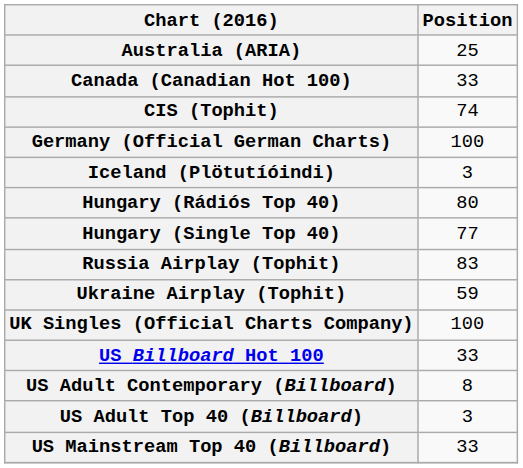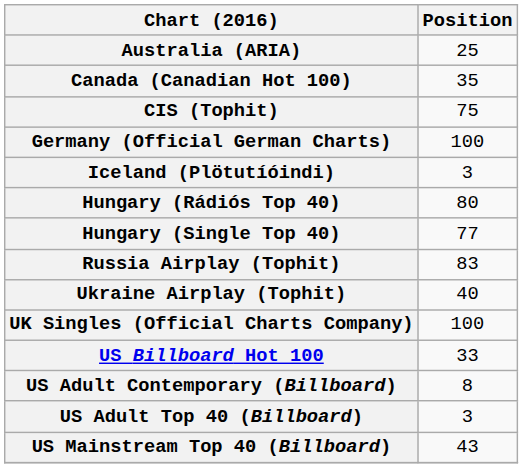(467, 81) 33 -> (467, 81) 35
(467, 112) 74 -> (467, 112) 75
(467, 295) 59 -> (467, 295) 40
(467, 447) 33 -> (467, 447) 43
